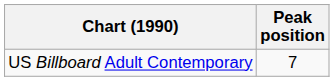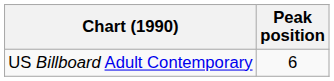(293, 62) 7 -> (293, 62) 6
